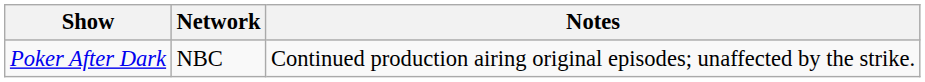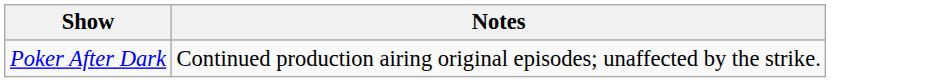- column: (219, 22)
